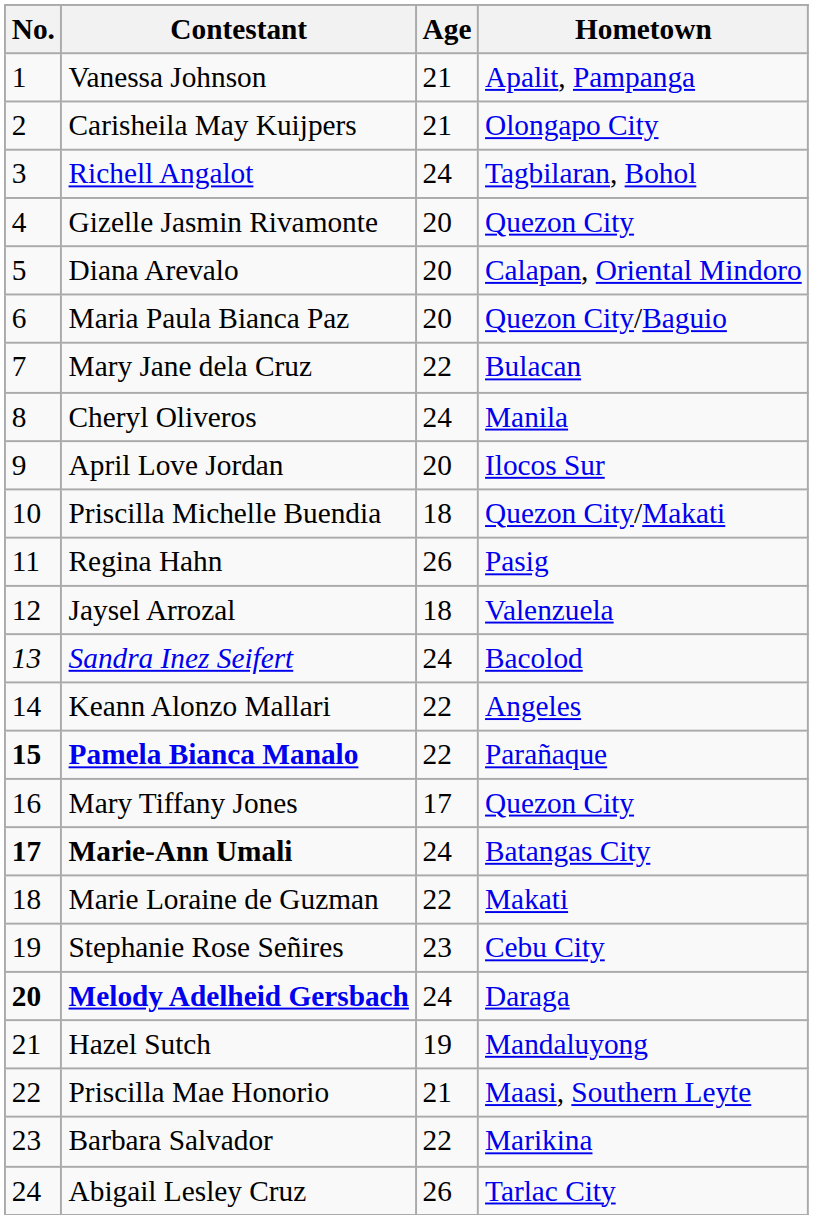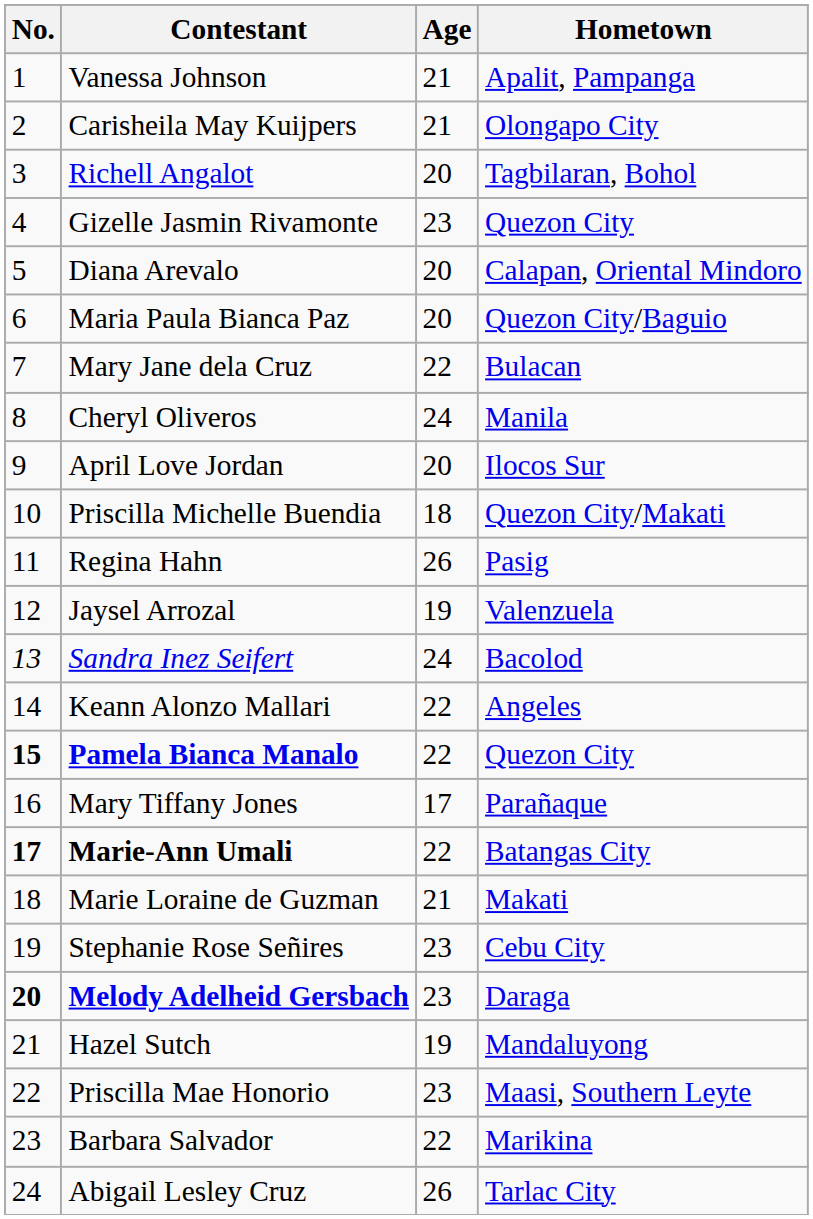(437, 173) 24 -> (437, 173) 20
(437, 222) 20 -> (437, 222) 23
(437, 609) 18 -> (437, 609) 19
(546, 754) Parañaque -> (560, 754) Quezon City
(560, 802) Quezon City -> (546, 802) Parañaque
(437, 851) 24 -> (437, 851) 22
(437, 899) 22 -> (437, 899) 21
(437, 996) 24 -> (437, 996) 23
(437, 1093) 21 -> (437, 1093) 23
